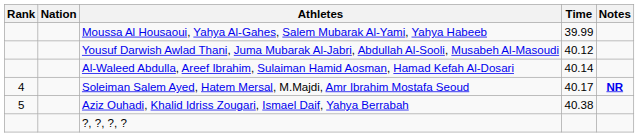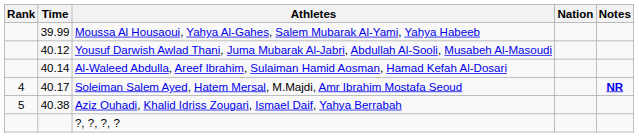columns swapped: (59, 14) <-> (579, 14)
